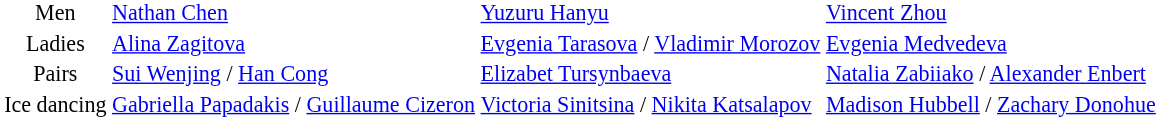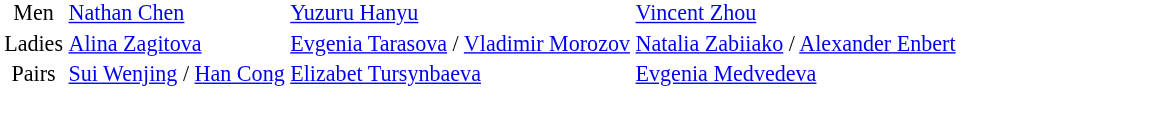(916, 43) Evgenia Medvedeva -> (796, 43) Natalia Zabiiako / Alexander Enbert
(986, 74) Natalia Zabiiako / Alexander Enbert -> (726, 74) Evgenia Medvedeva
- row: (55, 104)
